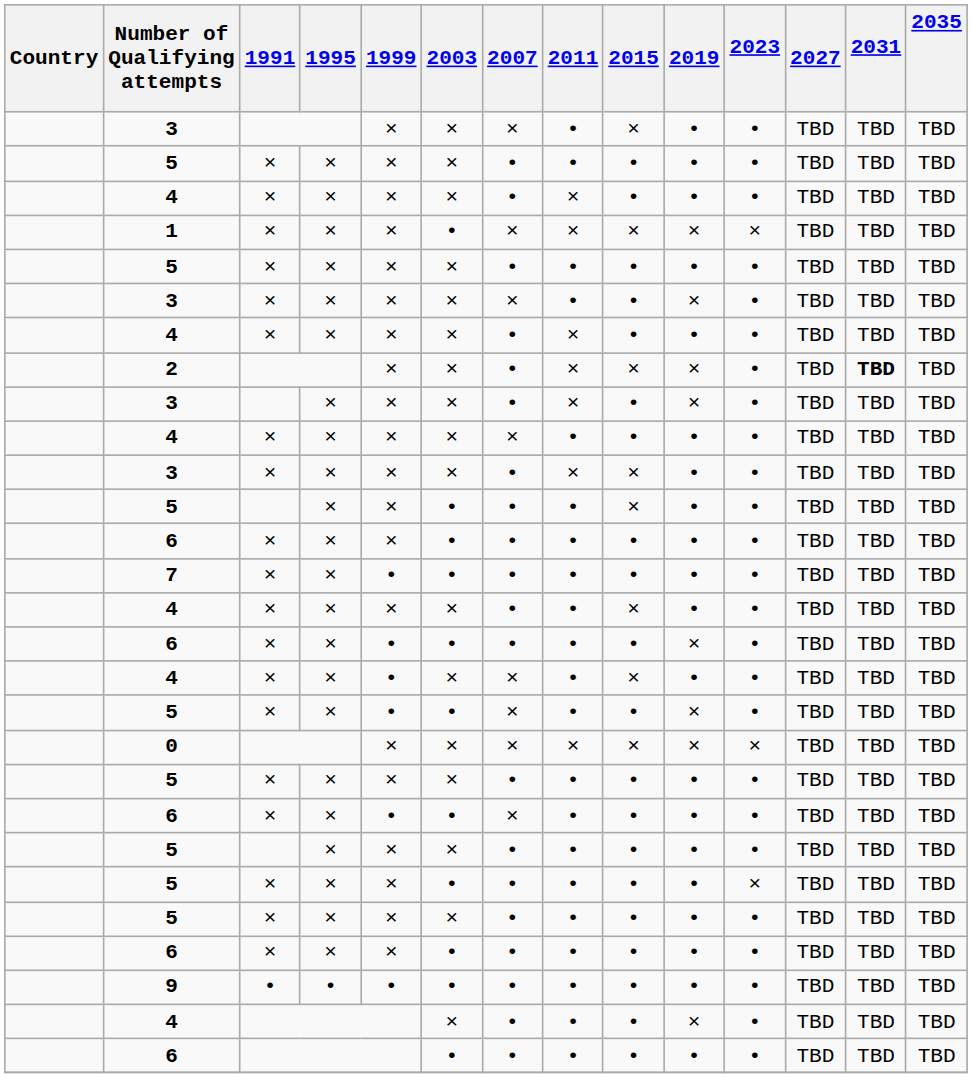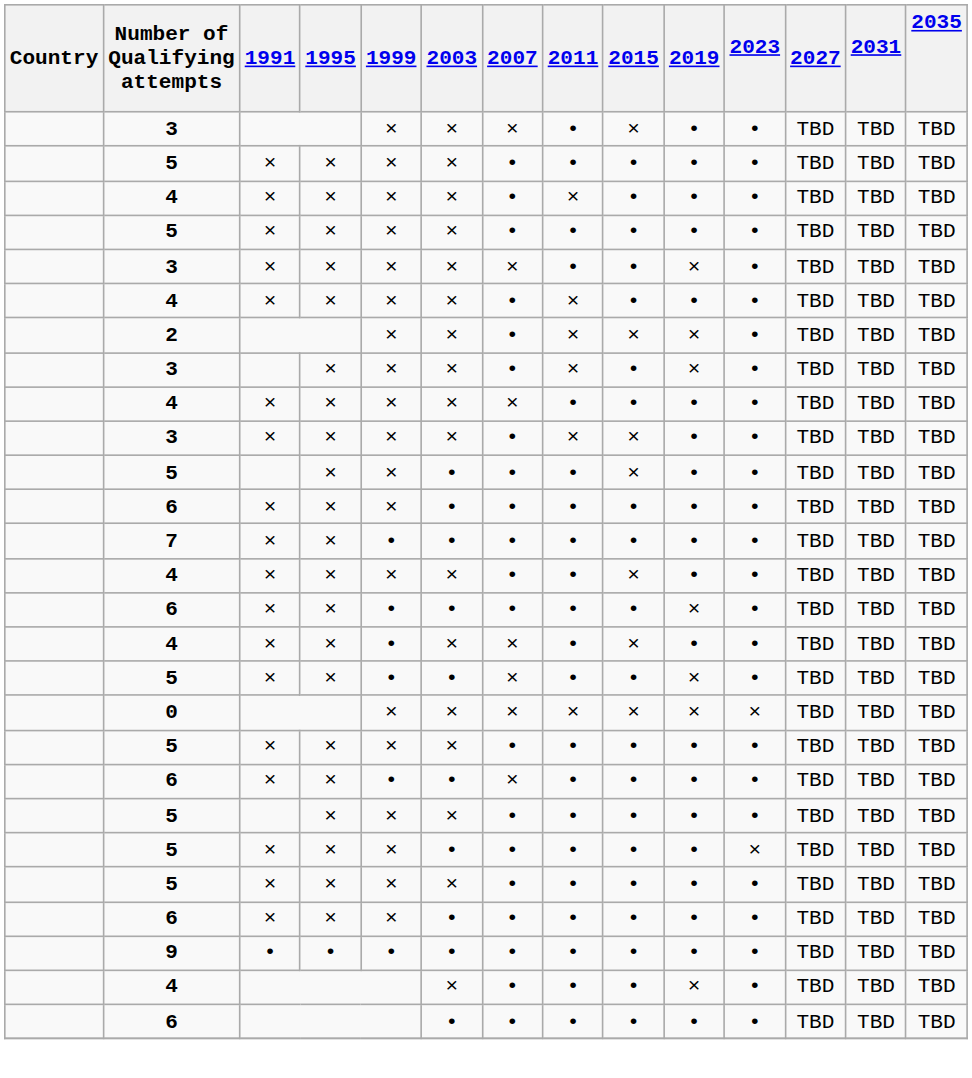- row: (171, 232)
(876, 369) bold -> (876, 335) normal
